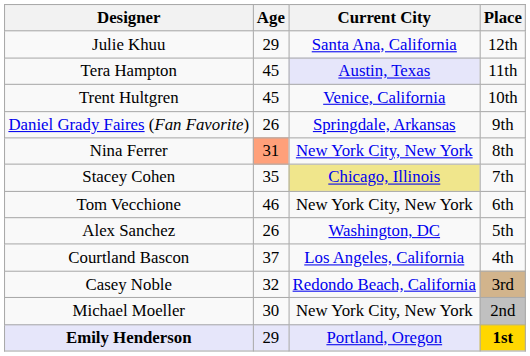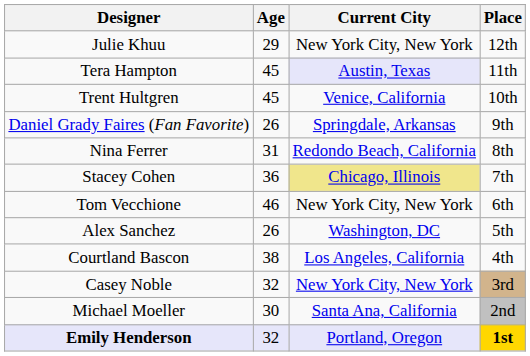(384, 44) Santa Ana, California -> (384, 44) New York City, New York
(271, 151) lightsalmon background -> (271, 151) no background
(384, 151) New York City, New York -> (384, 151) Redondo Beach, California
(271, 177) 35 -> (271, 177) 36
(271, 257) 37 -> (271, 257) 38
(384, 284) Redondo Beach, California -> (384, 284) New York City, New York
(384, 310) New York City, New York -> (384, 310) Santa Ana, California
(271, 337) 29 -> (271, 337) 32
